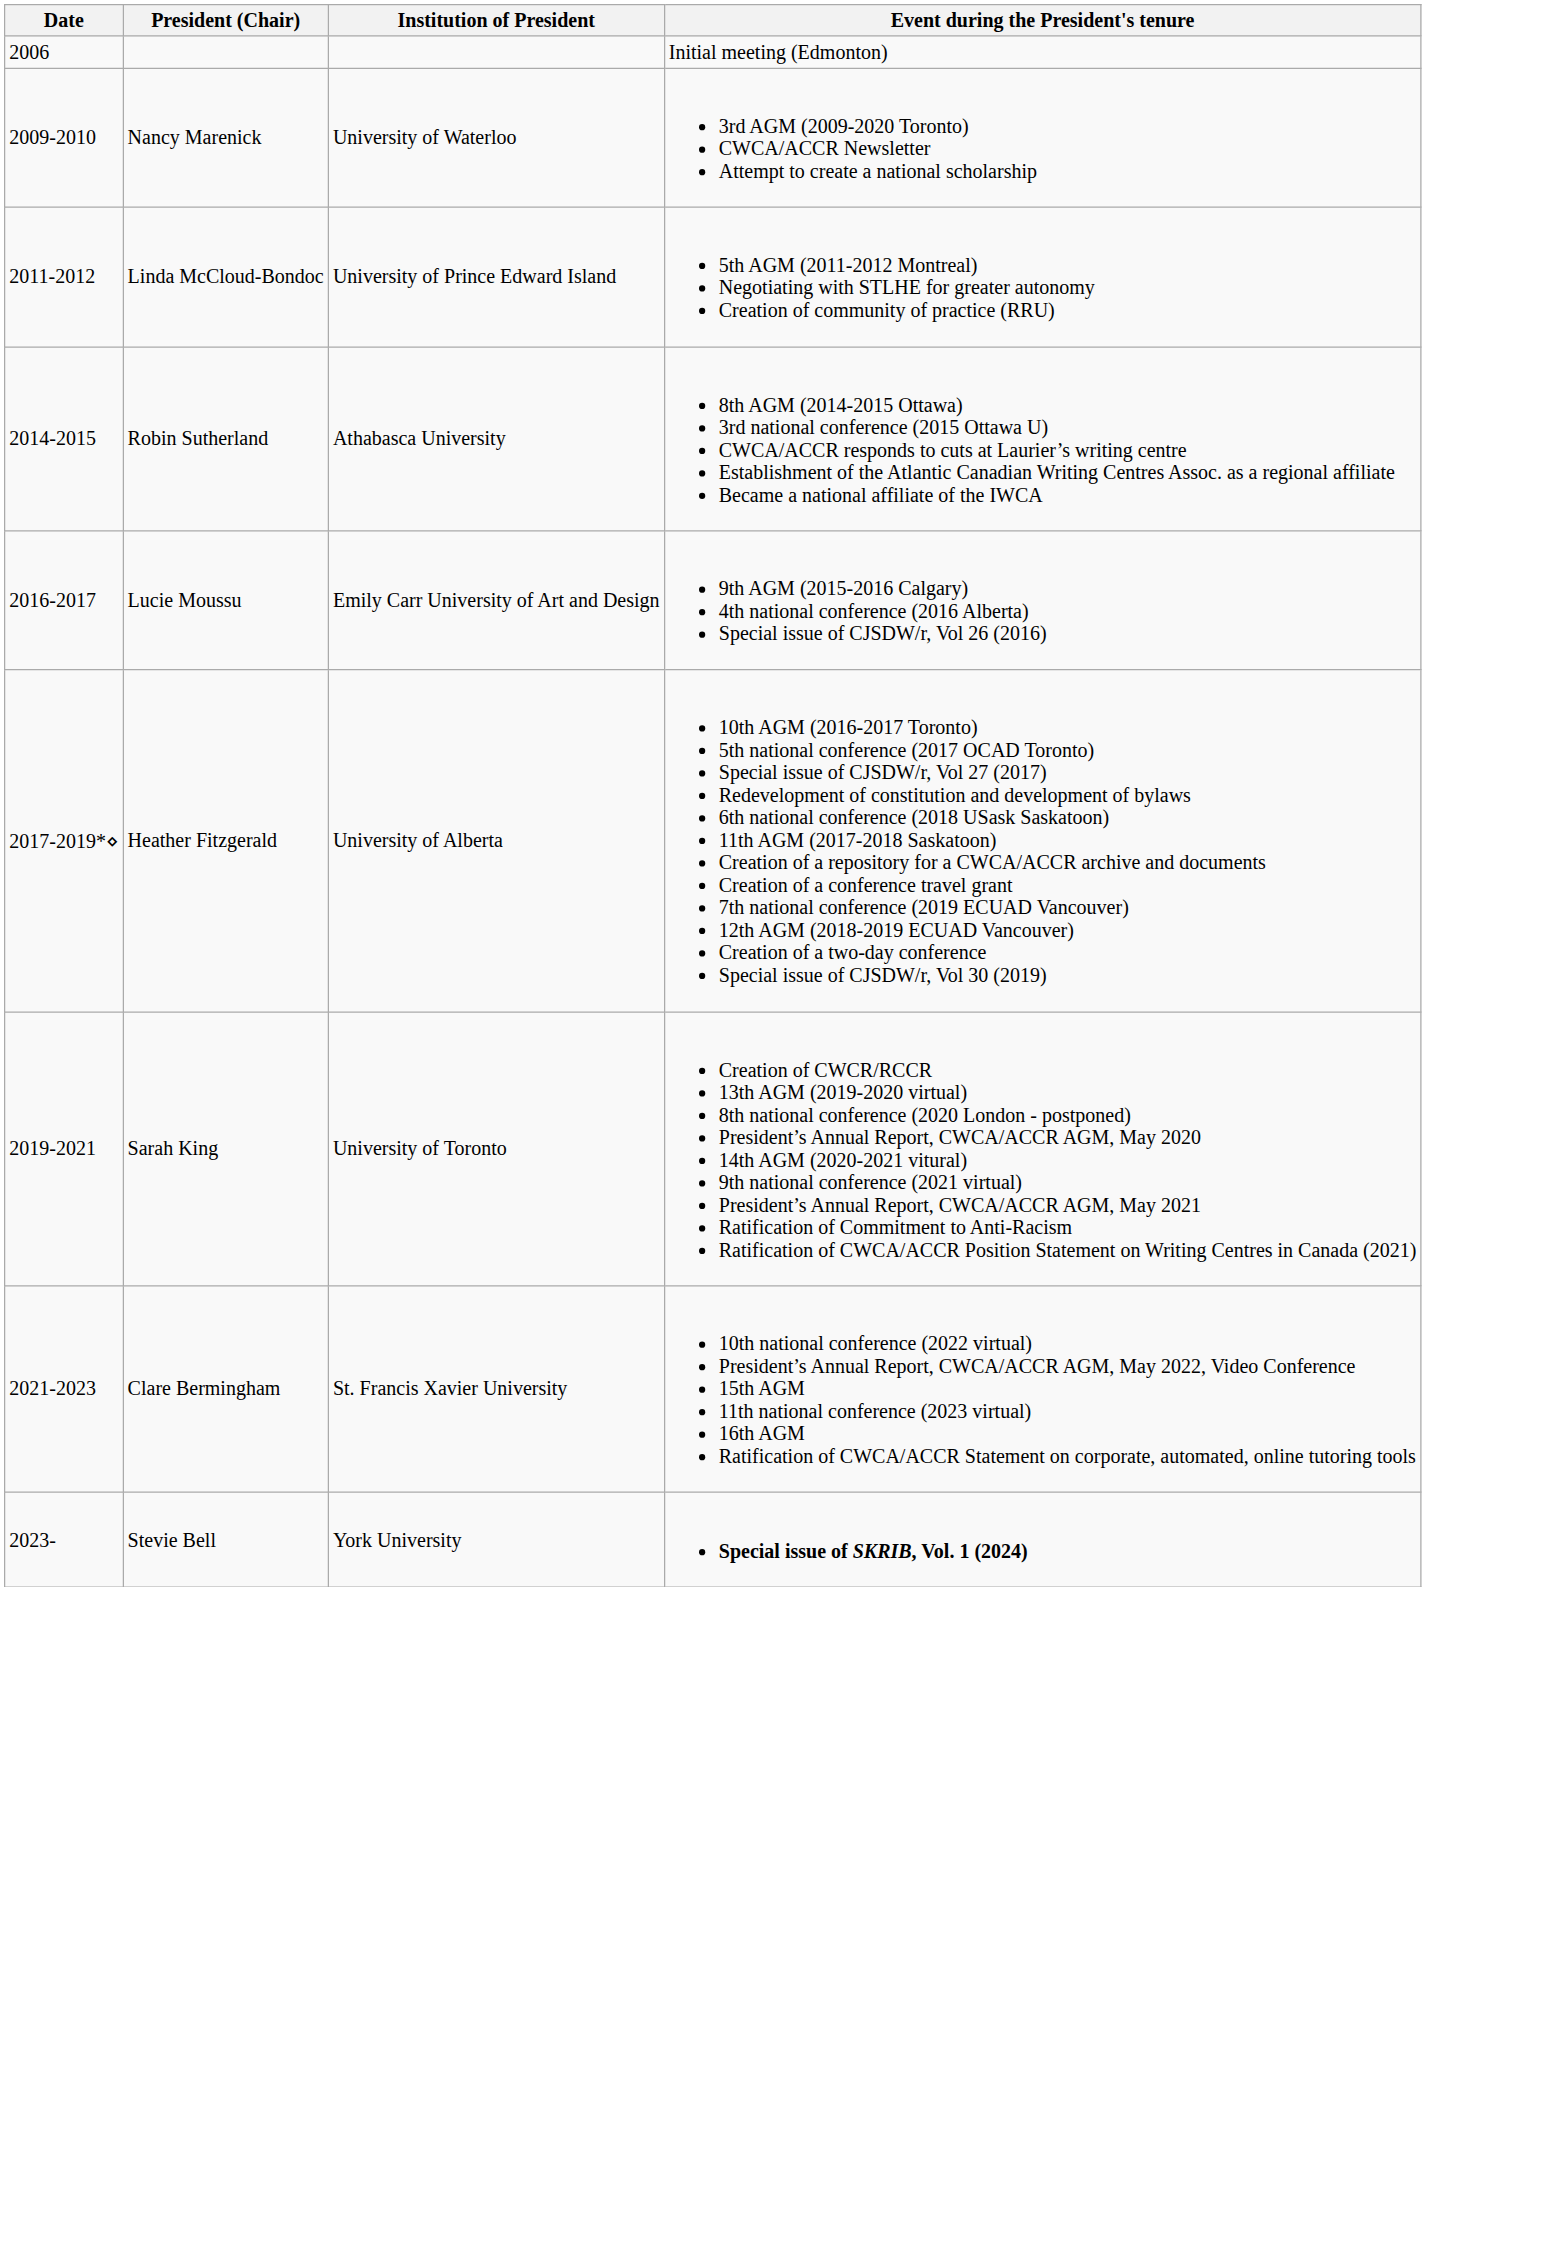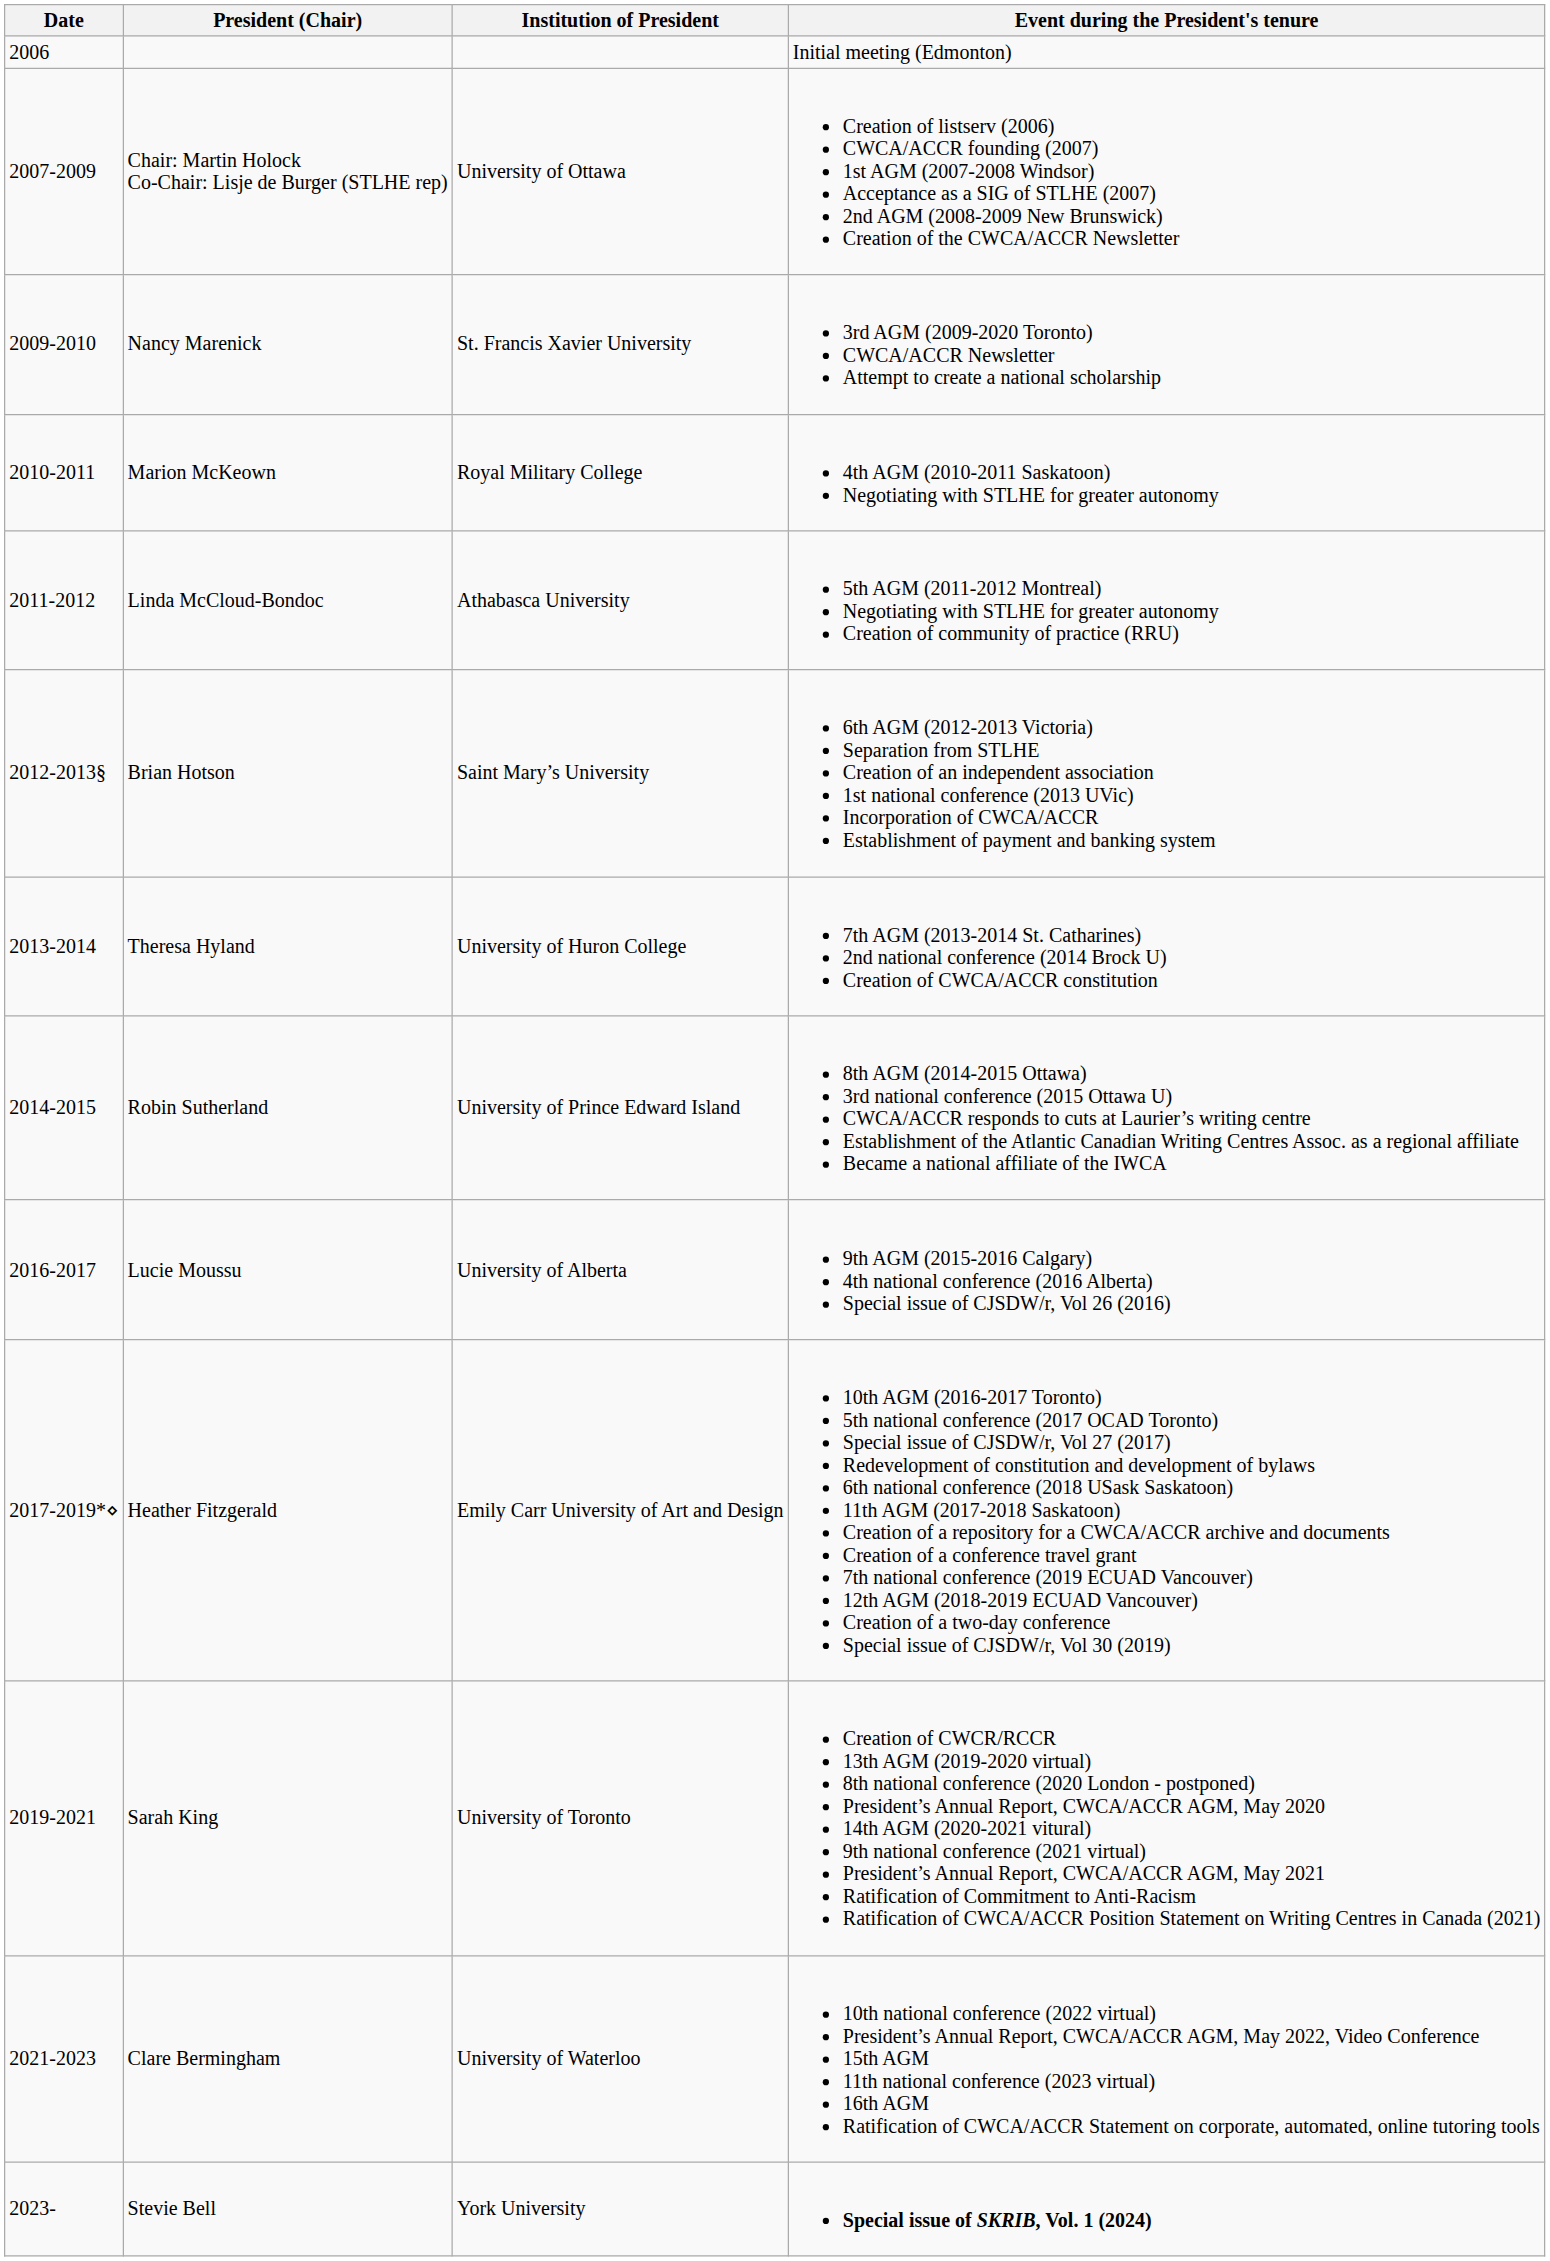+ row: (288, 171)
(425, 137) University of Waterloo -> (574, 344) St. Francis Xavier University
+ row: (202, 472)
(475, 276) University of Prince Edward Island -> (543, 600) Athabasca University
+ row: (181, 773)
+ row: (191, 946)
(419, 438) Athabasca University -> (599, 1107) University of Prince Edward Island
(496, 600) Emily Carr University of Art and Design -> (542, 1269) University of Alberta
(418, 840) University of Alberta -> (620, 1510) Emily Carr University of Art and Design
(450, 1389) St. Francis Xavier University -> (549, 2058) University of Waterloo
